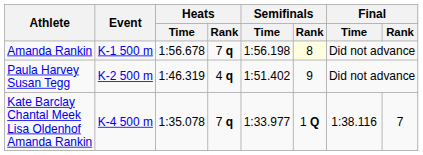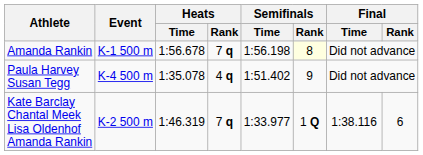(125, 76) K-2 500 m -> (125, 76) K-4 500 m
(182, 76) 1:46.319 -> (182, 76) 1:35.078
(125, 122) K-4 500 m -> (125, 122) K-2 500 m
(182, 122) 1:35.078 -> (182, 122) 1:46.319
(400, 122) 7 -> (400, 122) 6
